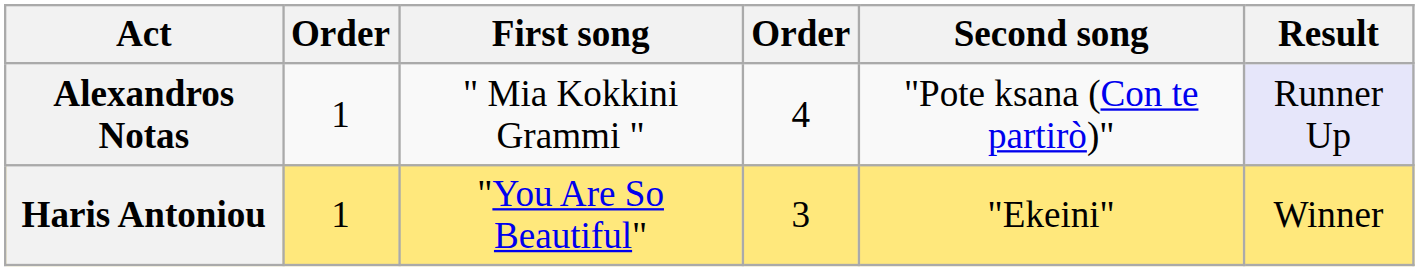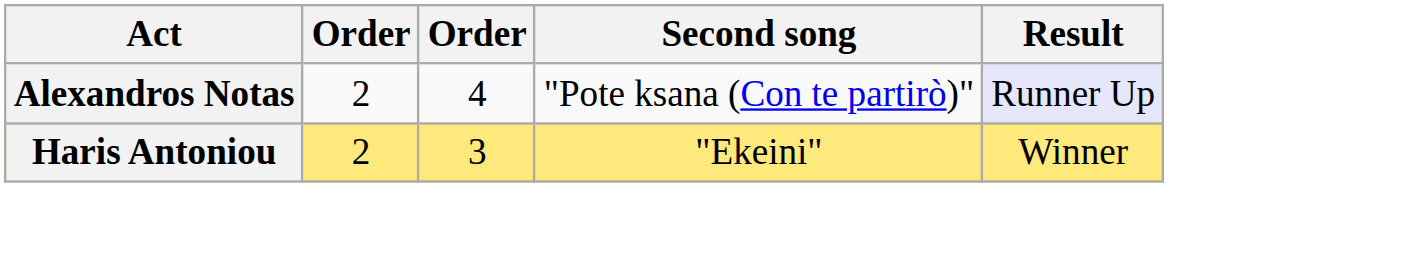- column: (571, 33)
(340, 113) 1 -> (361, 92) 2
(340, 214) 1 -> (361, 151) 2
